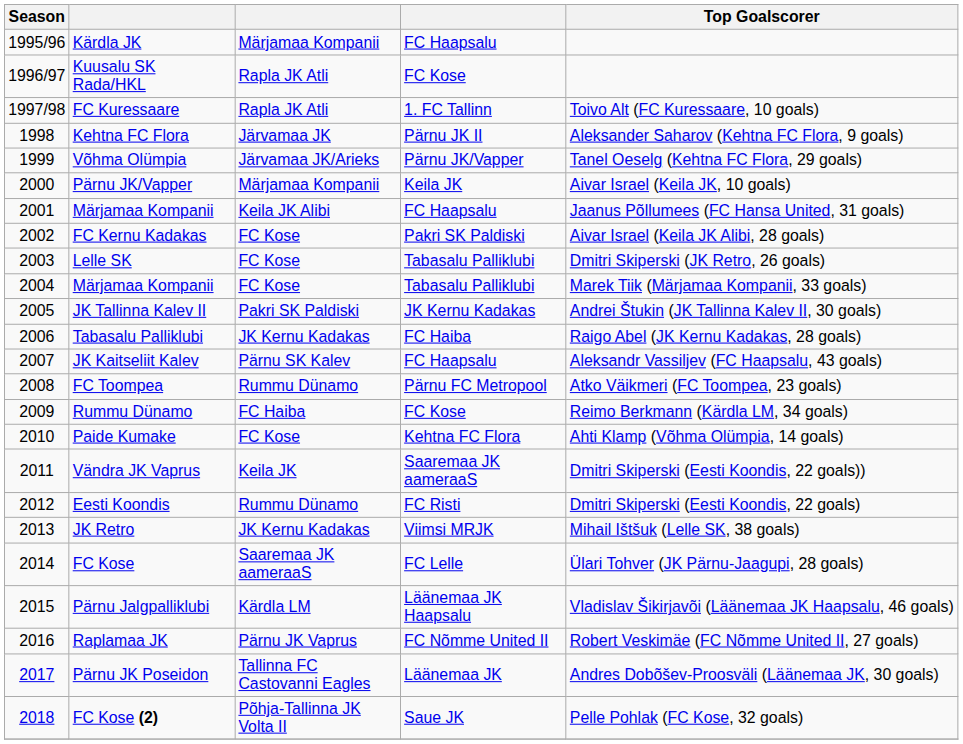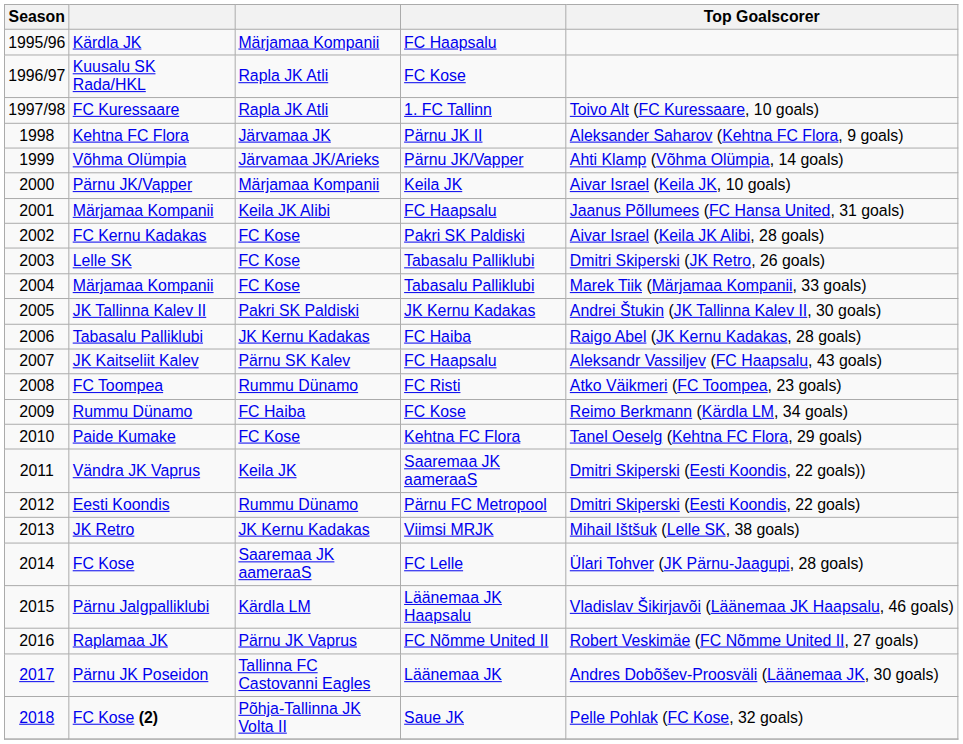(716, 160) Tanel Oeselg (Kehtna FC Flora, 29 goals) -> (707, 160) Ahti Klamp (Võhma Olümpia, 14 goals)
(475, 386) Pärnu FC Metropool -> (432, 386) FC Risti
(707, 436) Ahti Klamp (Võhma Olümpia, 14 goals) -> (716, 436) Tanel Oeselg (Kehtna FC Flora, 29 goals)
(432, 504) FC Risti -> (475, 504) Pärnu FC Metropool
